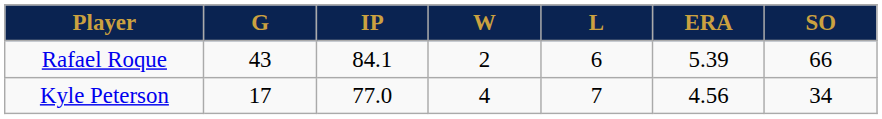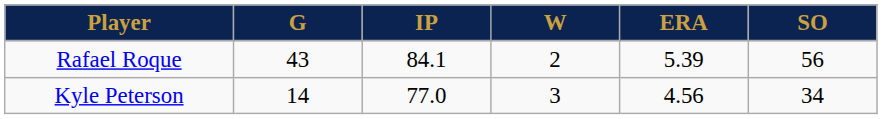- column: (596, 22)
(821, 58) 66 -> (812, 58) 56
(260, 95) 17 -> (298, 95) 14
(484, 95) 4 -> (555, 95) 3
